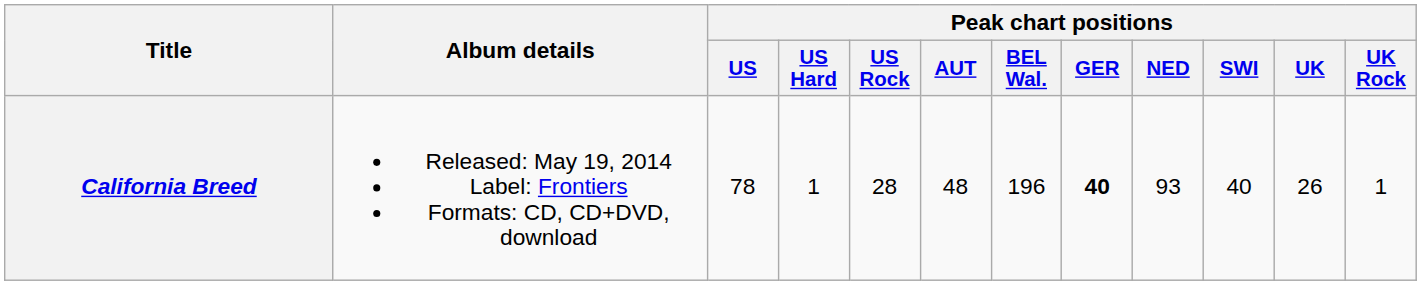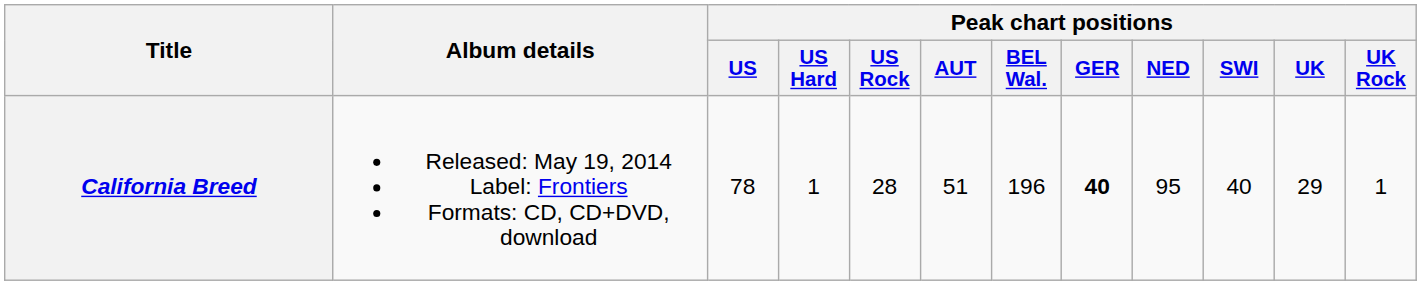(955, 187) 48 -> (955, 187) 51
(1168, 187) 93 -> (1168, 187) 95
(1310, 187) 26 -> (1310, 187) 29
